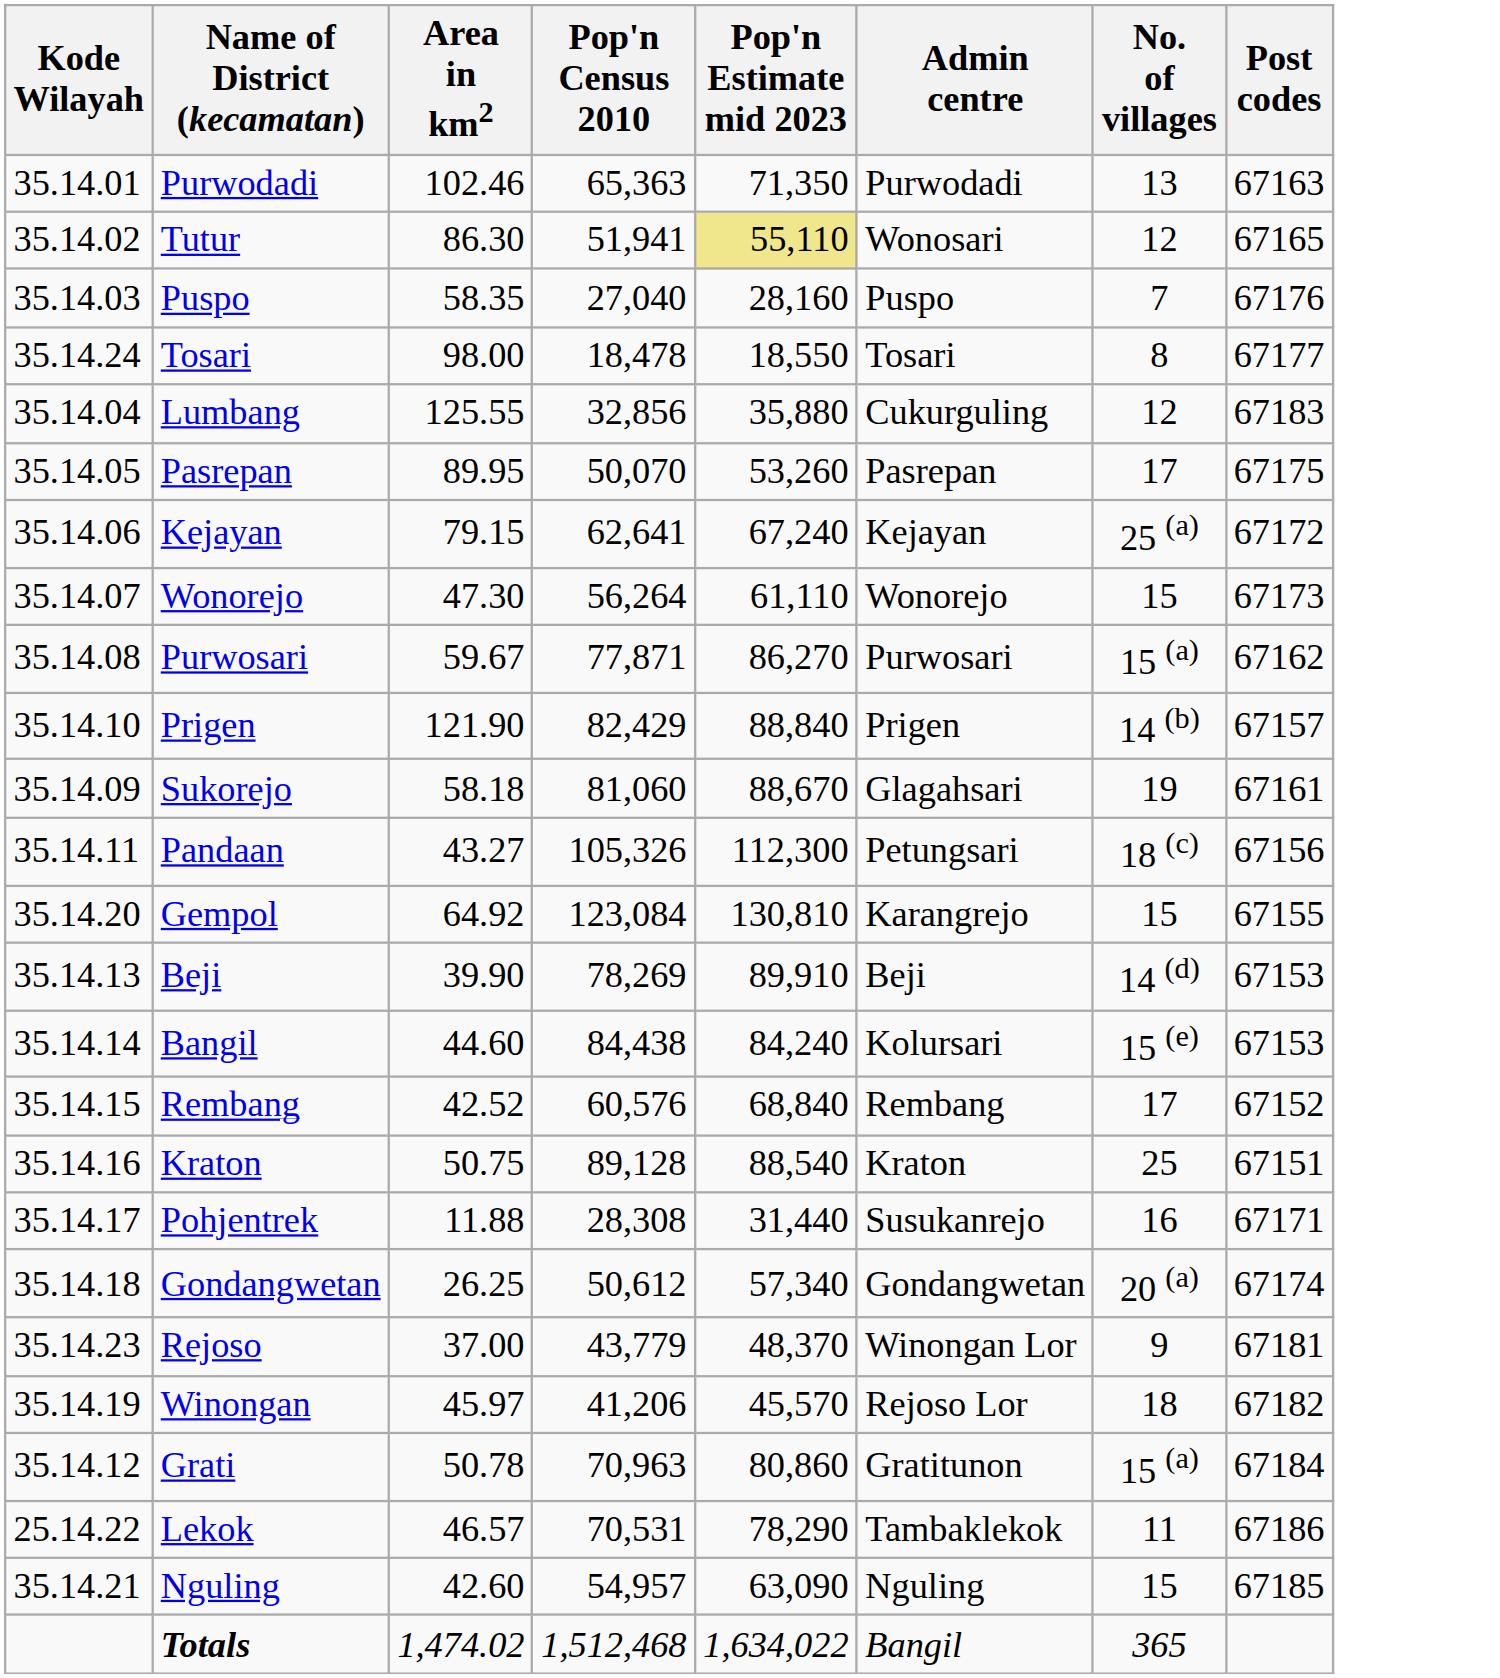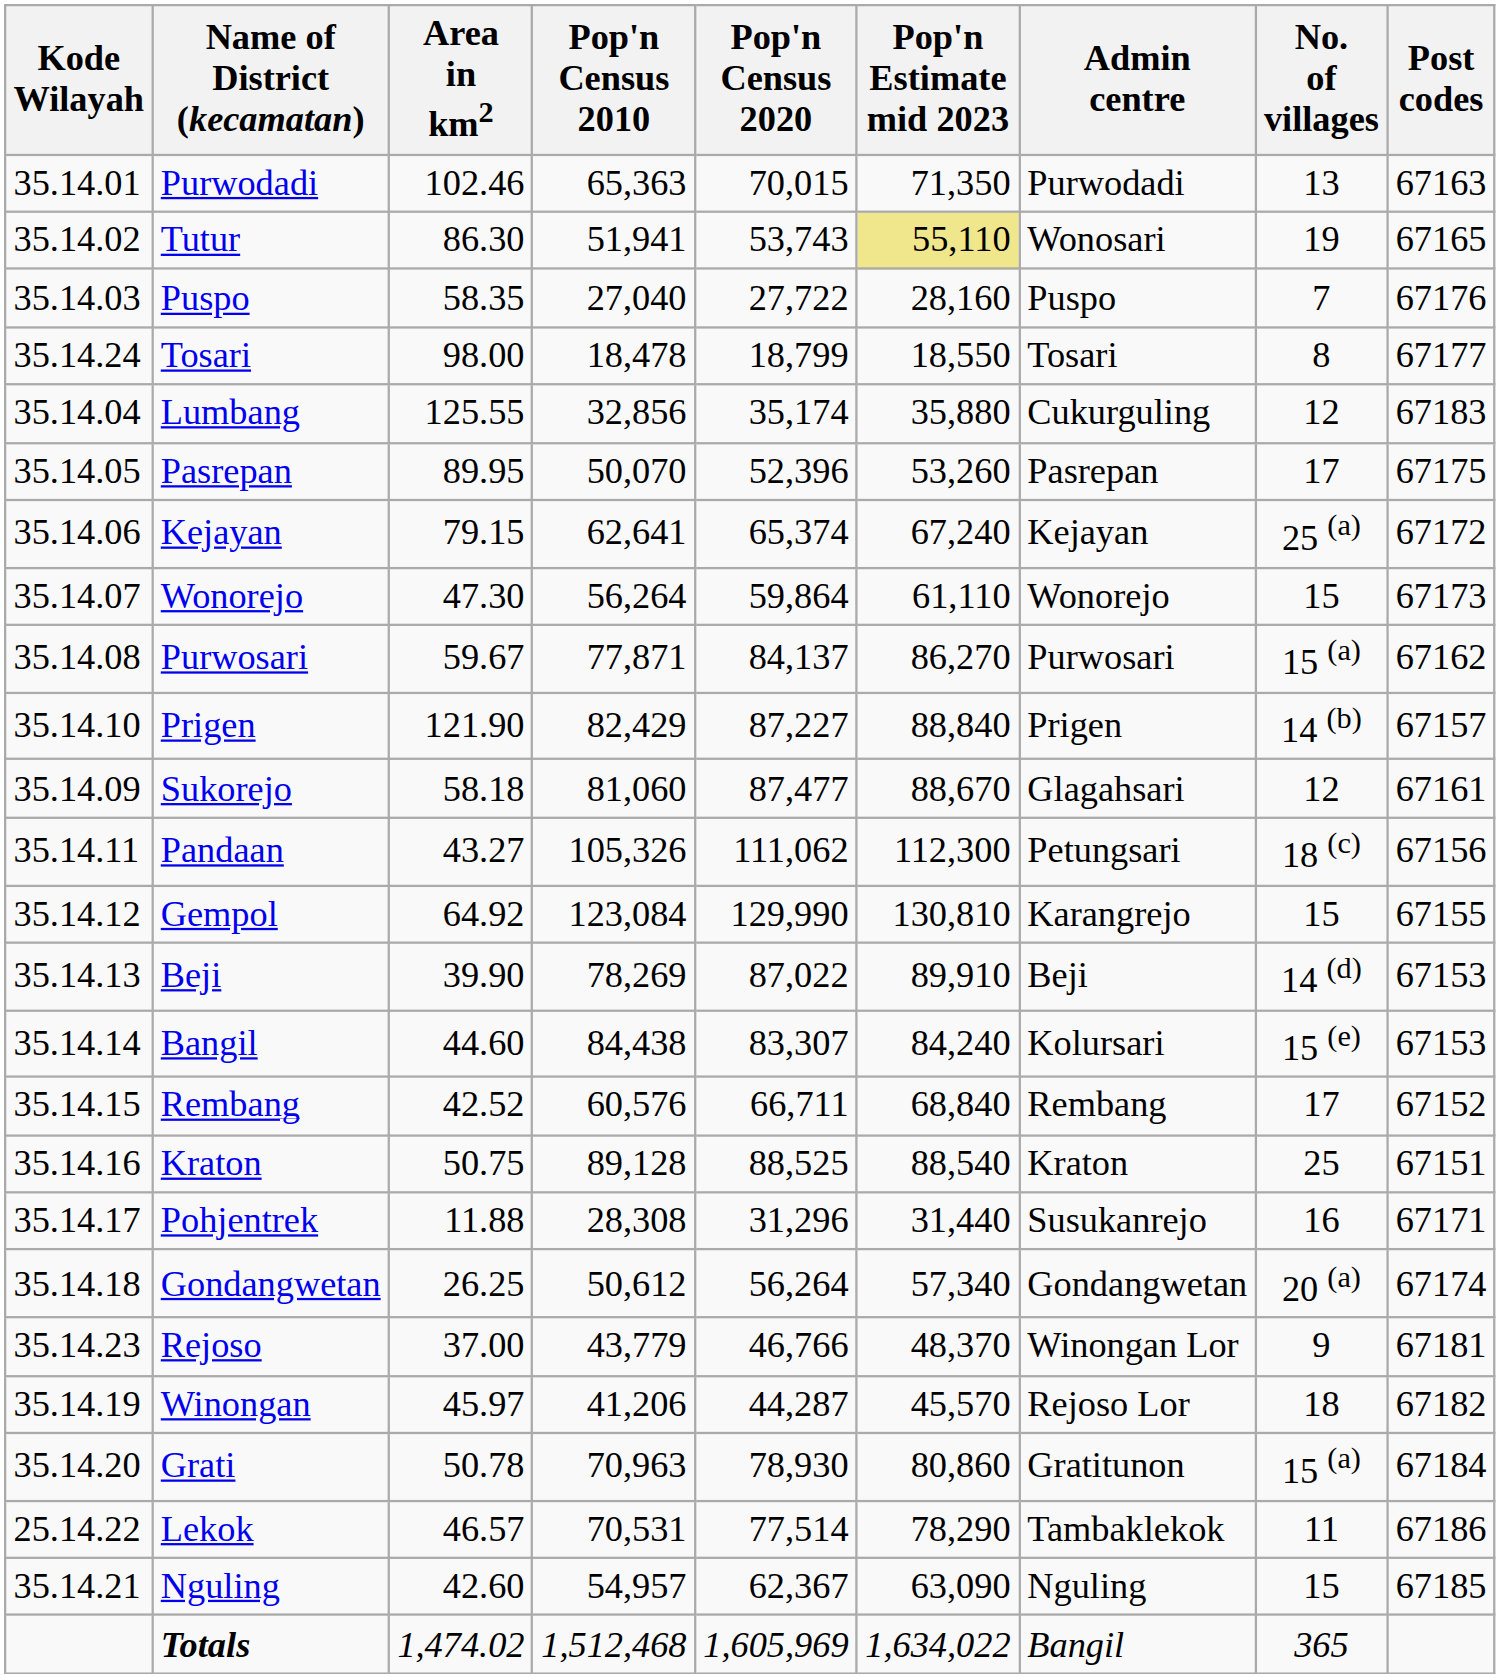+ column: (776, 79)
(1159, 240) 12 -> (1321, 240) 19
(1159, 787) 19 -> (1321, 787) 12
(77, 912) 35.14.20 -> (77, 912) 35.14.12
(77, 1465) 35.14.12 -> (77, 1465) 35.14.20
